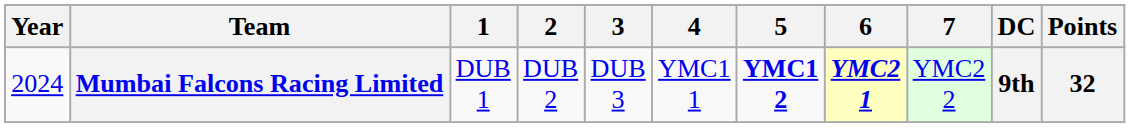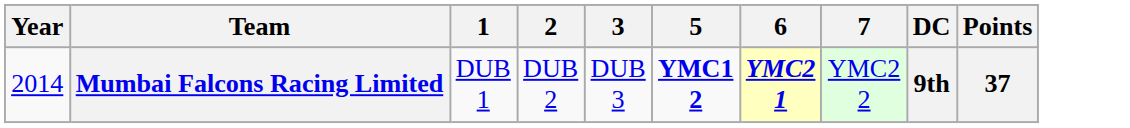- column: (694, 25)
(37, 84) 2024 -> (37, 84) 2014
(1082, 84) 32 -> (998, 84) 37
